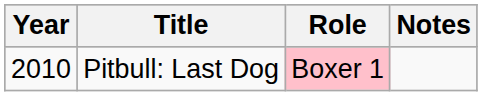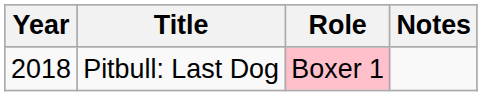(41, 68) 2010 -> (41, 68) 2018
